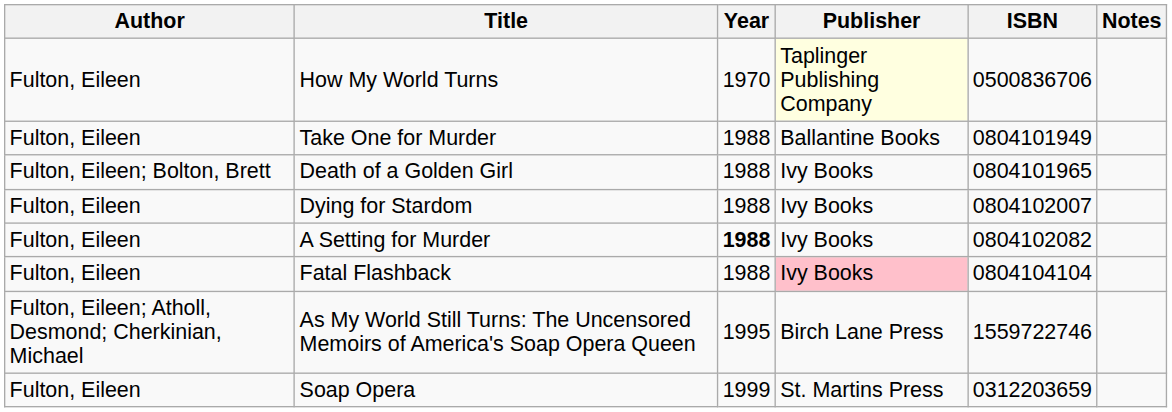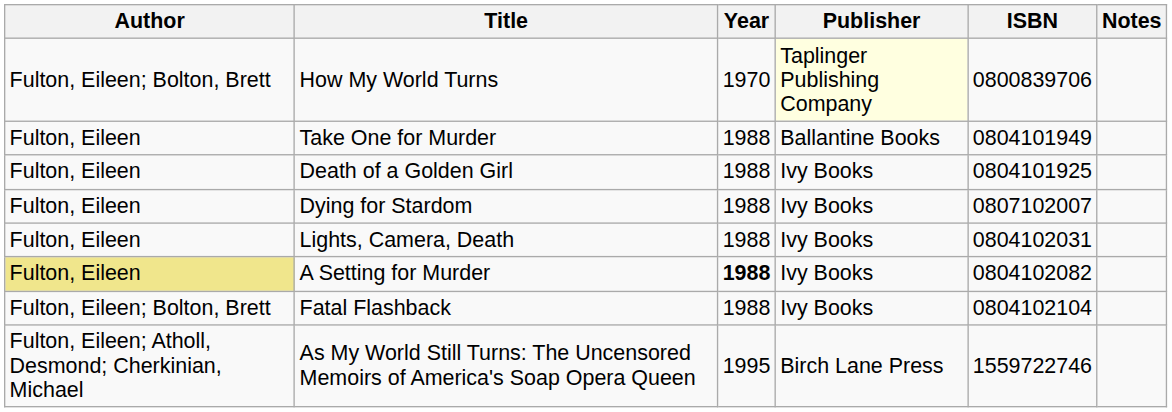(75, 79) Fulton, Eileen -> (140, 79) Fulton, Eileen; Bolton, Brett
(1032, 79) 0500836706 -> (1032, 79) 0800839706
(140, 171) Fulton, Eileen; Bolton, Brett -> (75, 171) Fulton, Eileen
(1032, 171) 0804101965 -> (1032, 171) 0804101925
(1032, 205) 0804102007 -> (1032, 205) 0807102007
+ row: (407, 239)
(75, 239) no background -> (75, 273) khaki background
(75, 273) Fulton, Eileen -> (140, 307) Fulton, Eileen; Bolton, Brett
(827, 273) pink background -> (827, 307) no background
(1032, 273) 0804104104 -> (1032, 307) 0804102104
- row: (357, 390)
